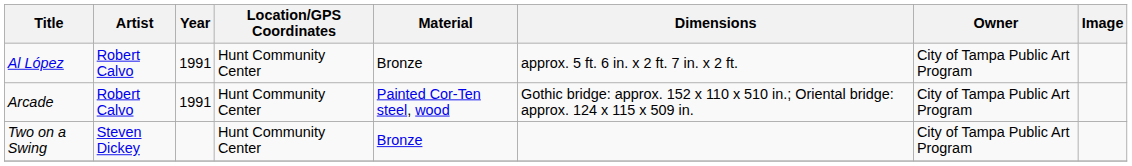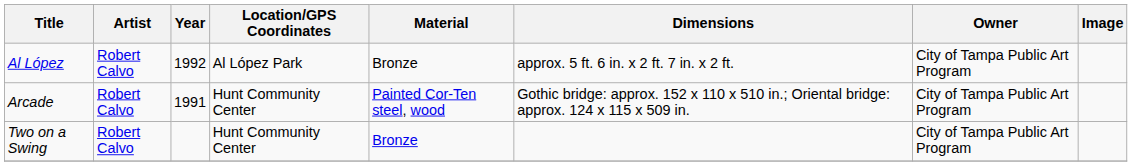(195, 63) 1991 -> (190, 63) 1992
(271, 63) Hunt Community Center -> (257, 63) Al López Park
(119, 141) Steven Dickey -> (119, 141) Robert Calvo
